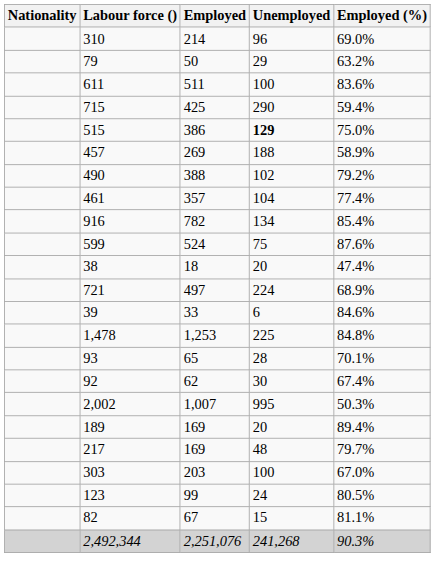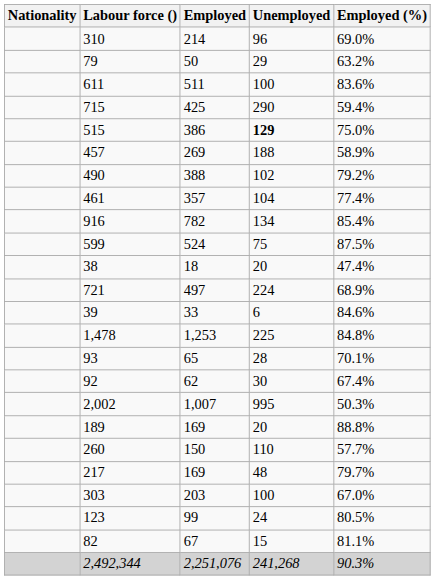(356, 244) 87.6% -> (356, 244) 87.5%
(356, 426) 89.4% -> (356, 426) 88.8%
+ row: (94, 449)
